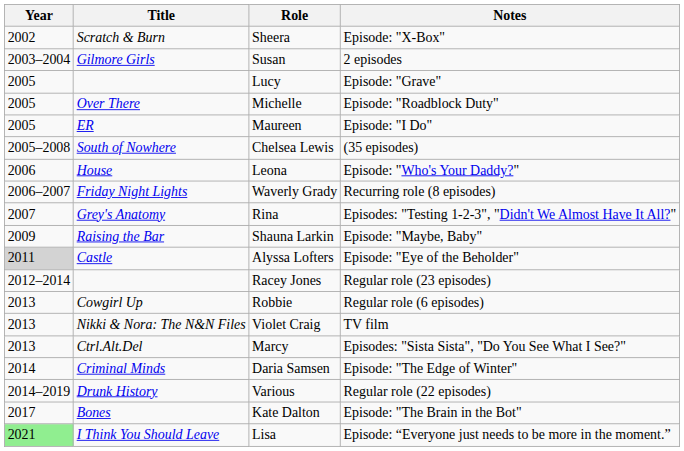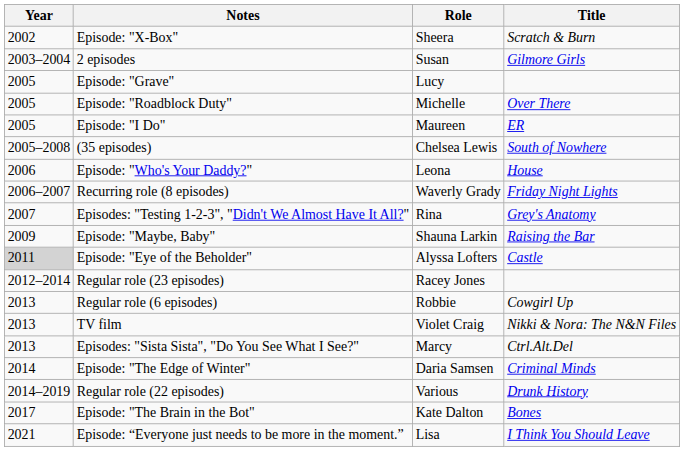columns swapped: (161, 15) <-> (510, 15)
(22, 434) lightgreen background -> (22, 434) no background
